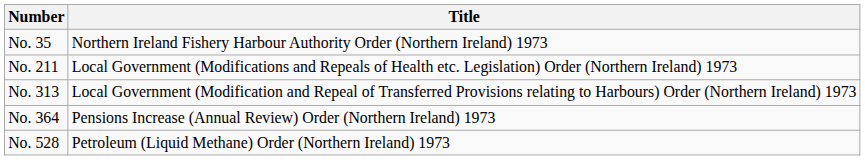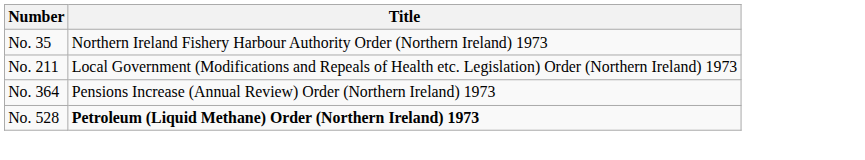- row: (34, 92)
(261, 142) normal -> (275, 117) bold
